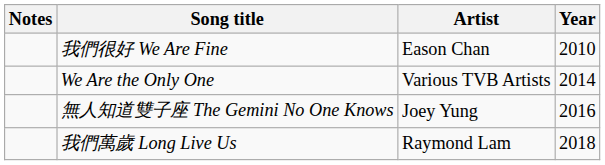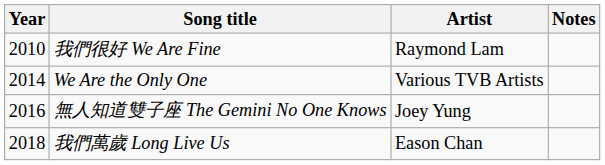columns swapped: (577, 18) <-> (31, 18)
(446, 49) Eason Chan -> (449, 49) Raymond Lam
(456, 143) Raymond Lam -> (439, 143) Eason Chan
